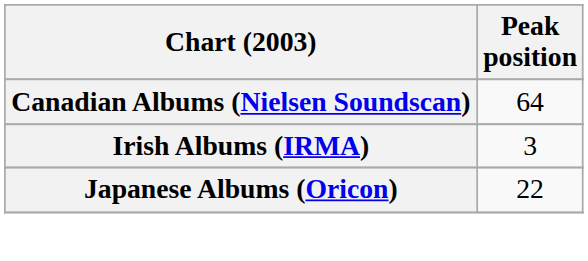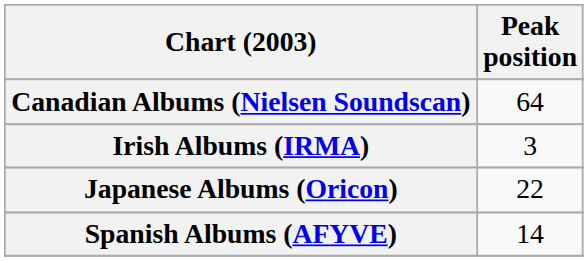+ row: (241, 233)
